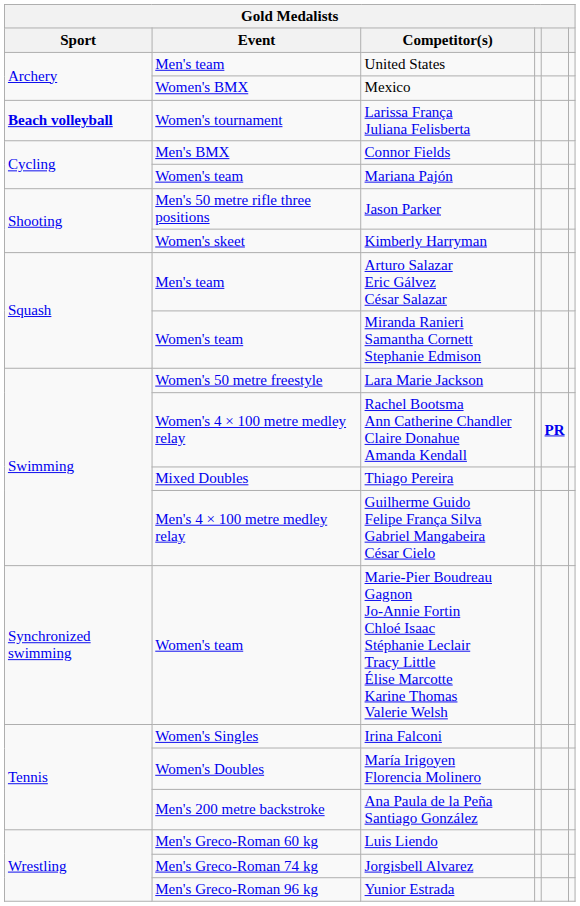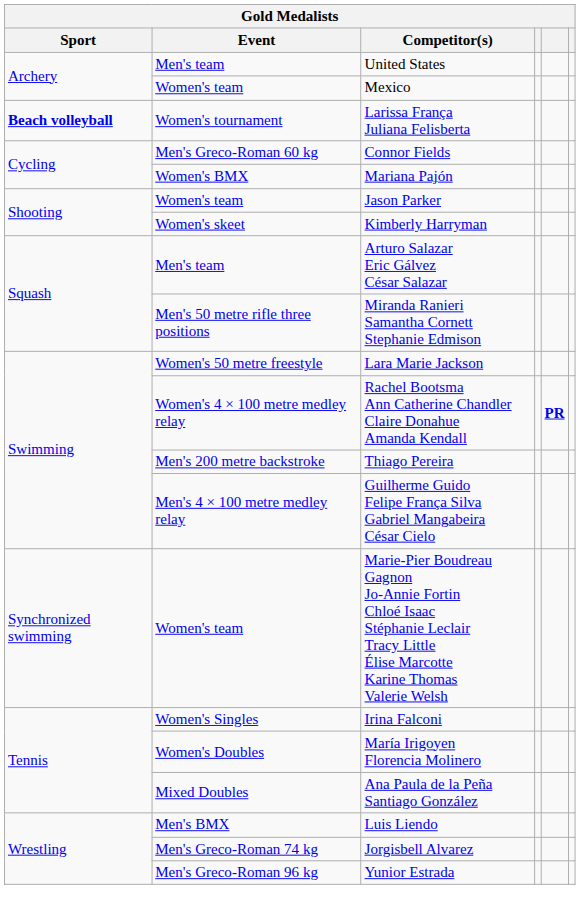(202, 87) Women's BMX -> (199, 87) Women's team
(192, 152) Men's BMX -> (237, 152) Men's Greco-Roman 60 kg
(199, 176) Women's team -> (202, 176) Women's BMX
(233, 208) Men's 50 metre rifle three positions -> (199, 200) Women's team
(199, 339) Women's team -> (233, 322) Men's 50 metre rifle three positions
(202, 478) Mixed Doubles -> (240, 461) Men's 200 metre backstroke
(240, 809) Men's 200 metre backstroke -> (202, 792) Mixed Doubles
(237, 841) Men's Greco-Roman 60 kg -> (192, 824) Men's BMX
